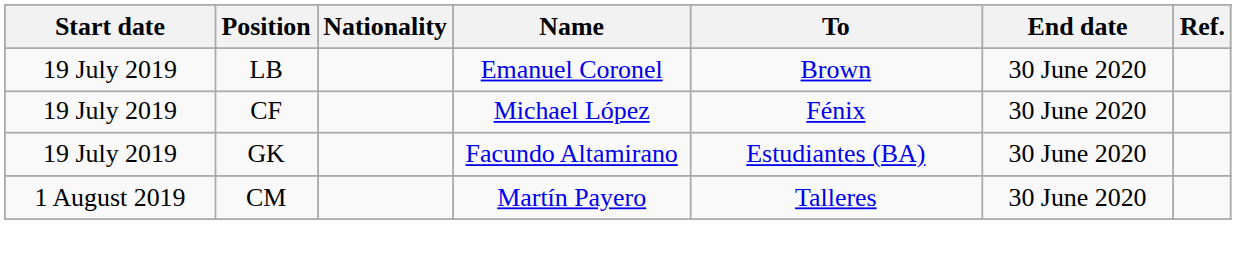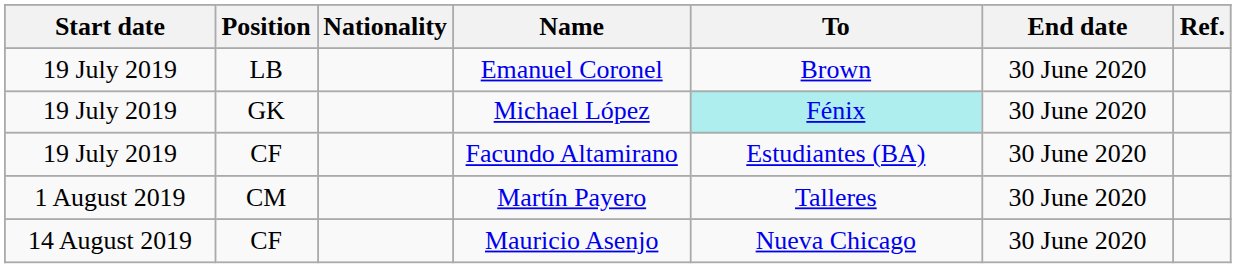(266, 111) CF -> (266, 111) GK
(836, 111) no background -> (836, 111) paleturquoise background
(266, 154) GK -> (266, 154) CF
+ row: (572, 240)
